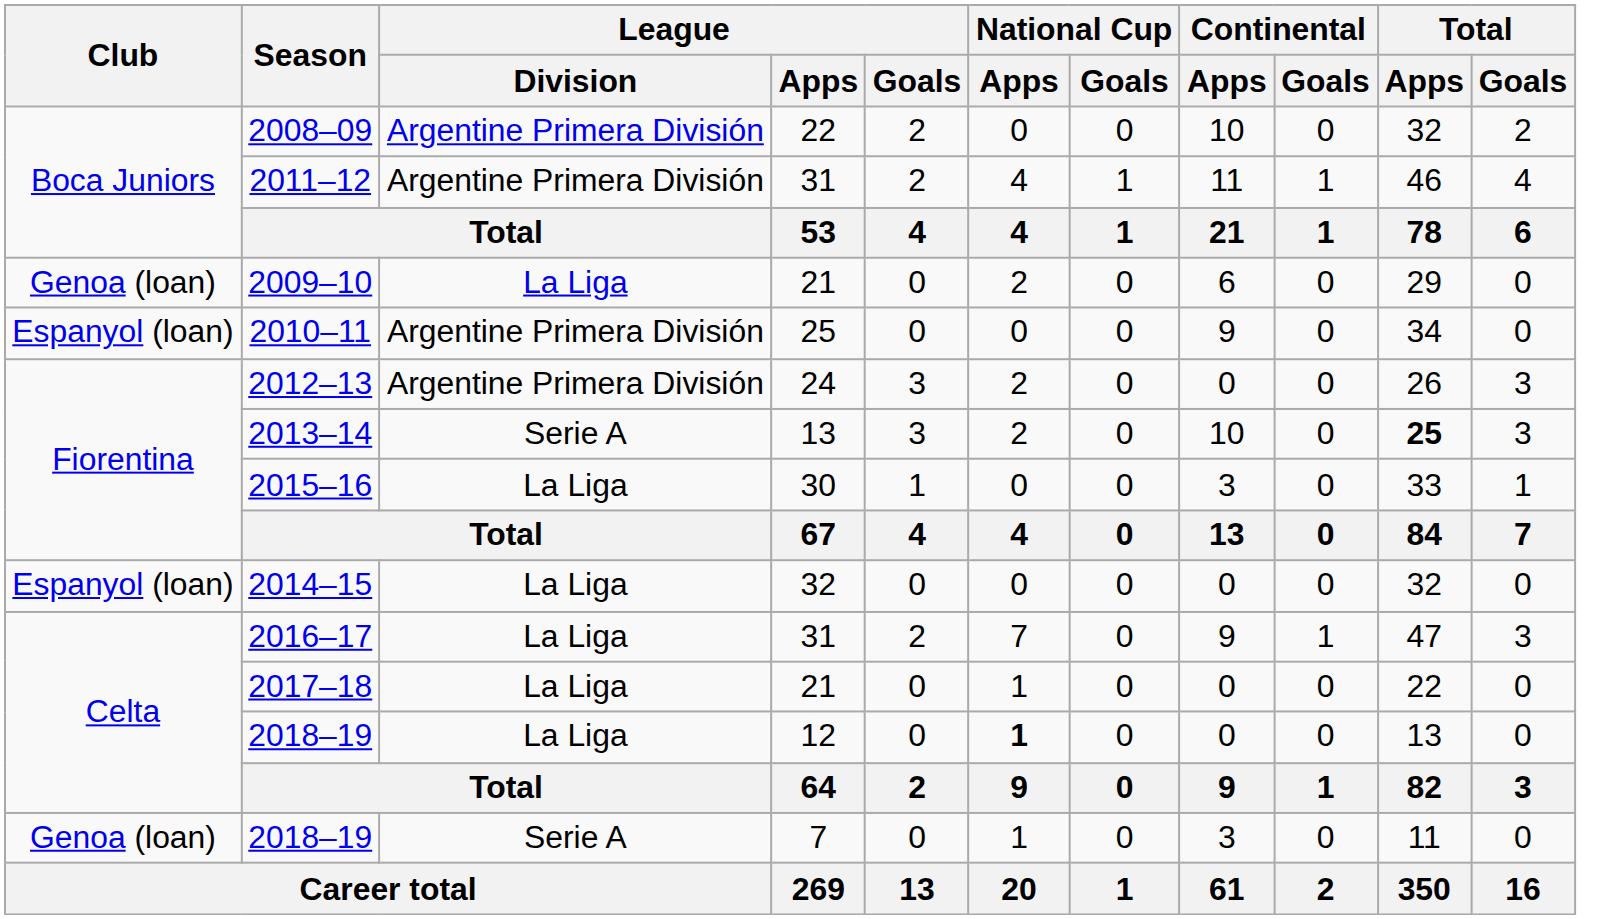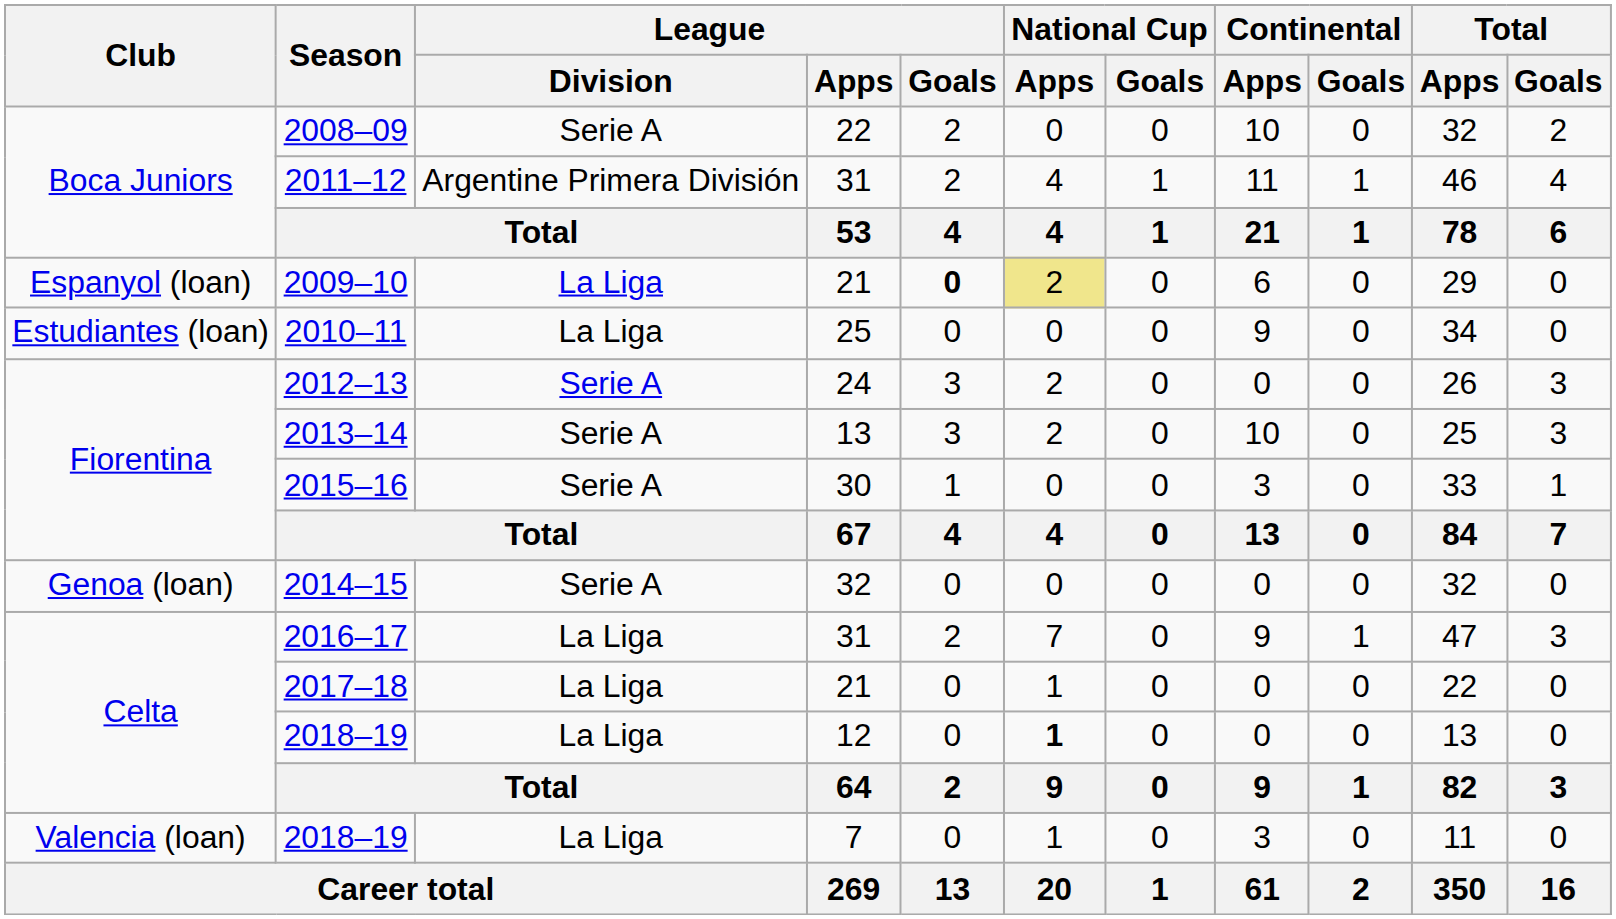(575, 130) Argentine Primera División -> (611, 130) Serie A
(123, 282) Genoa (loan) -> (141, 282) Espanyol (loan)
(917, 282) normal -> (952, 282) bold
(1019, 282) no background -> (1054, 282) khaki background
(123, 332) Espanyol (loan) -> (141, 332) Estudiantes (loan)
(575, 332) Argentine Primera División -> (611, 332) La Liga
(575, 383) Argentine Primera División -> (611, 383) Serie A
(1424, 433) bold -> (1460, 433) normal
(575, 484) La Liga -> (611, 484) Serie A
(123, 585) Espanyol (loan) -> (141, 585) Genoa (loan)
(575, 585) La Liga -> (611, 585) Serie A
(123, 837) Genoa (loan) -> (141, 837) Valencia (loan)
(575, 837) Serie A -> (611, 837) La Liga
